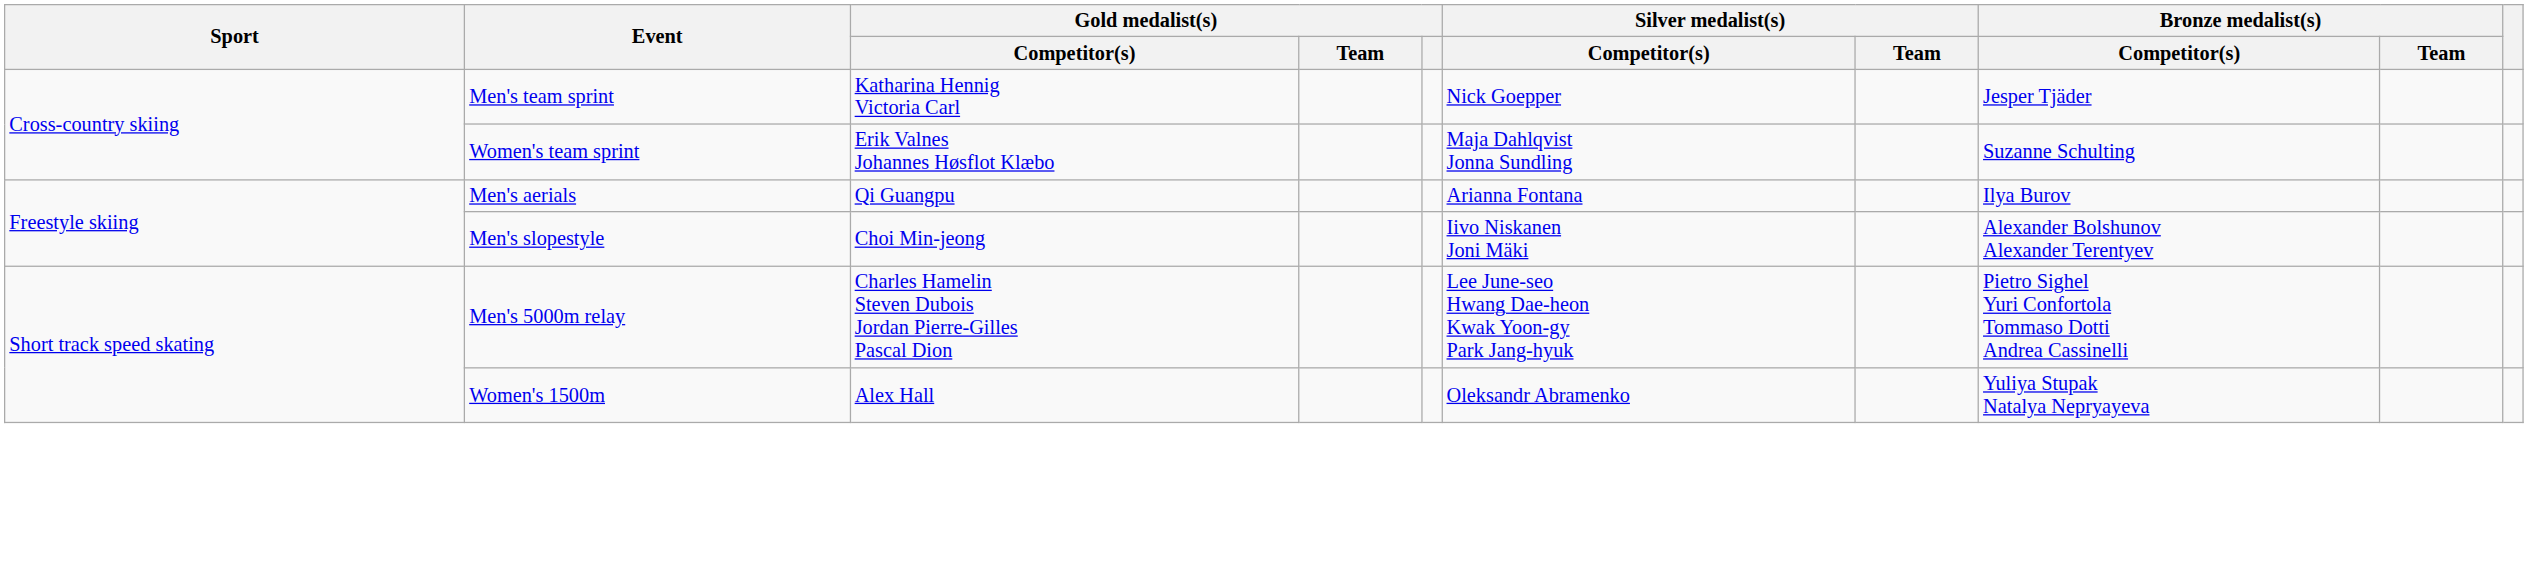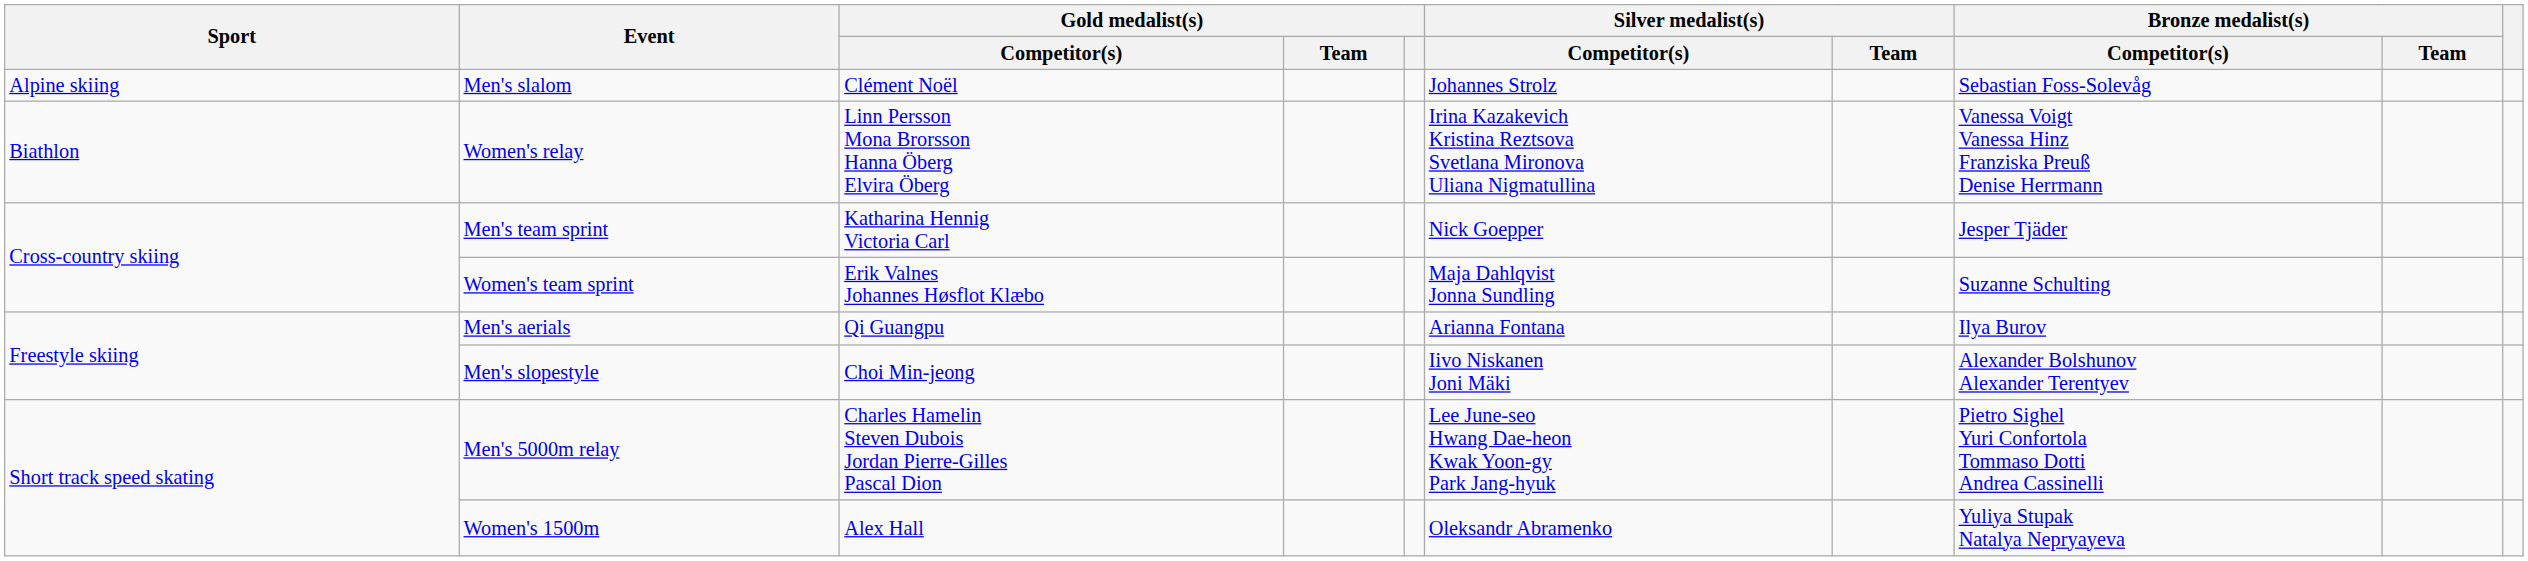+ row: (518, 85)
+ row: (523, 151)
